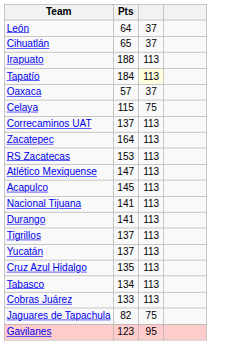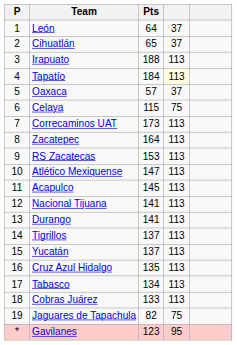+ column: (17, 12)
(126, 124) 137 -> (151, 124) 173
